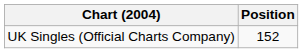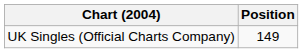(268, 36) 152 -> (268, 36) 149
